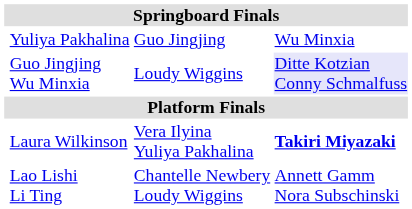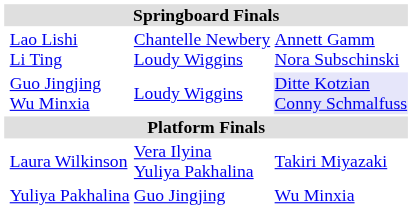rows swapped: (70, 39) <-> (44, 185)
(335, 141) bold -> (331, 161) normal
